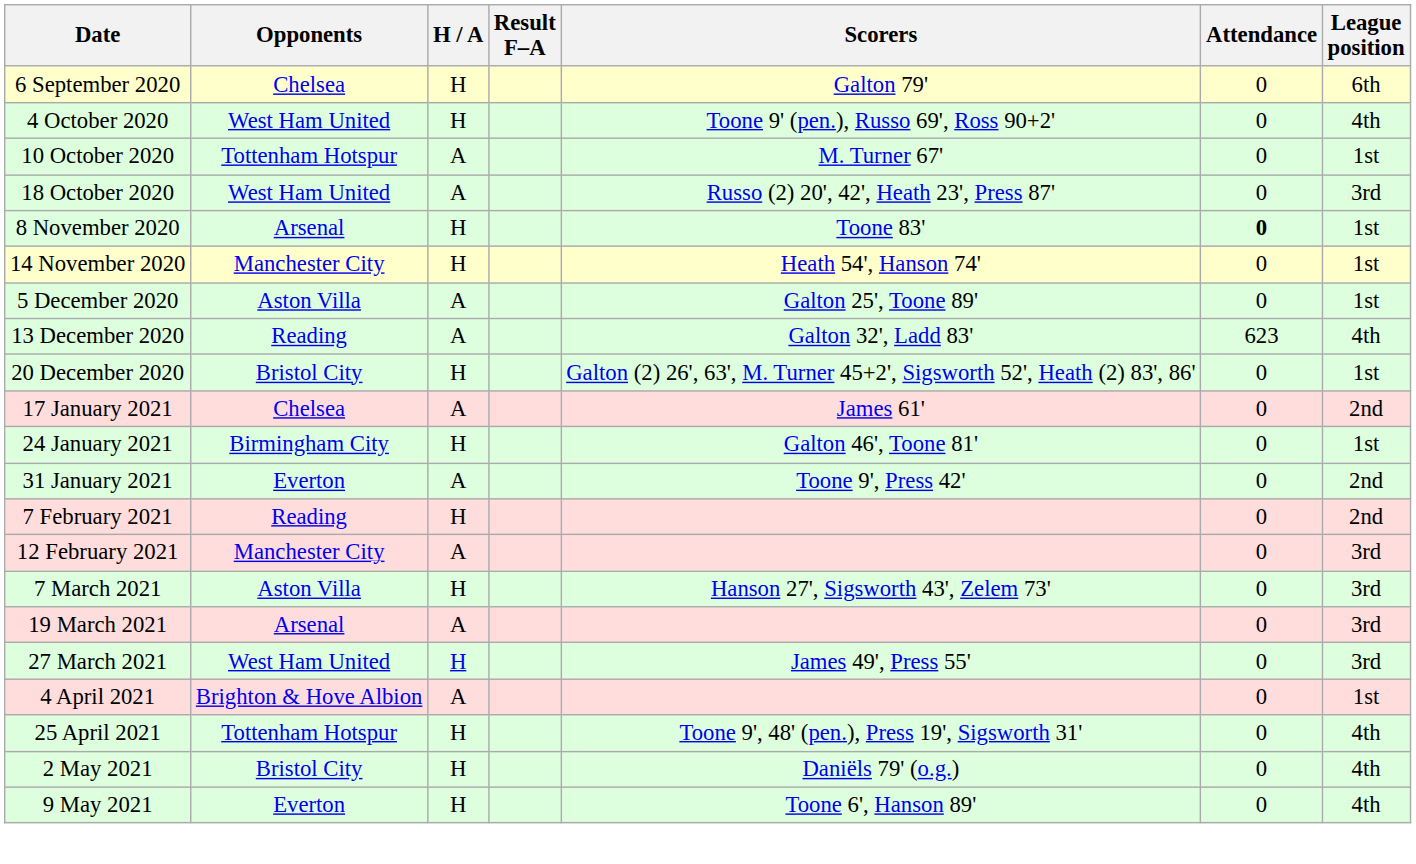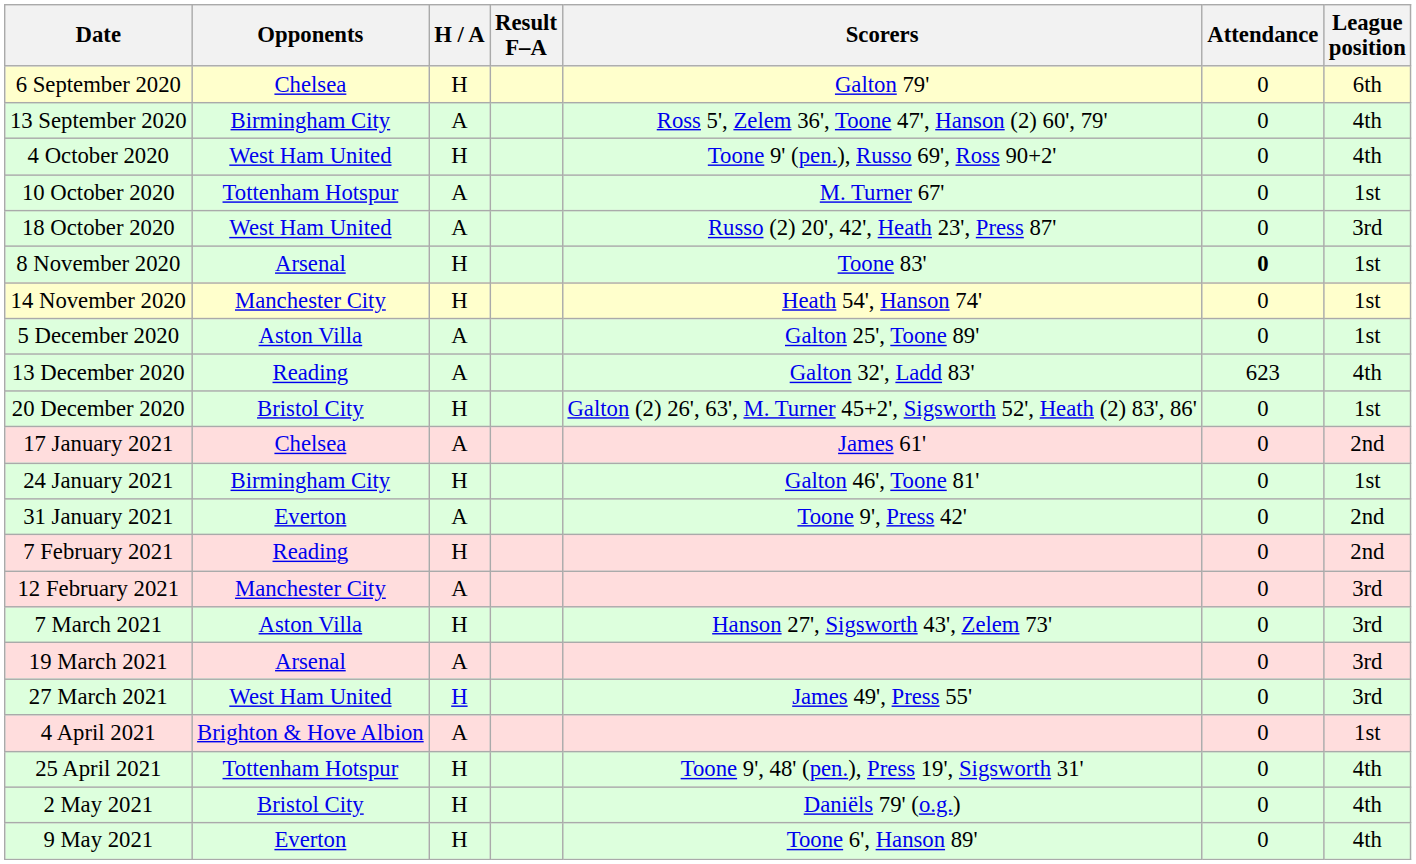+ row: (98, 120)
